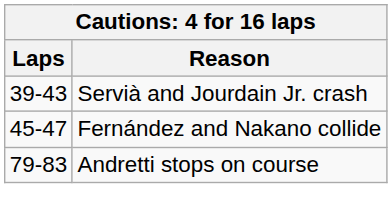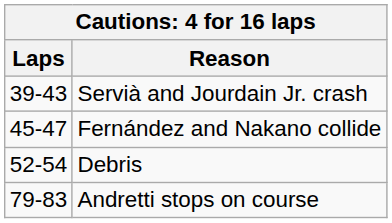+ row: (110, 164)
